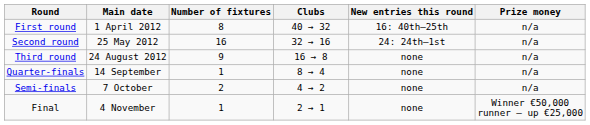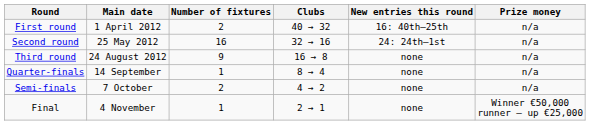(221, 27) 8 -> (221, 27) 2
